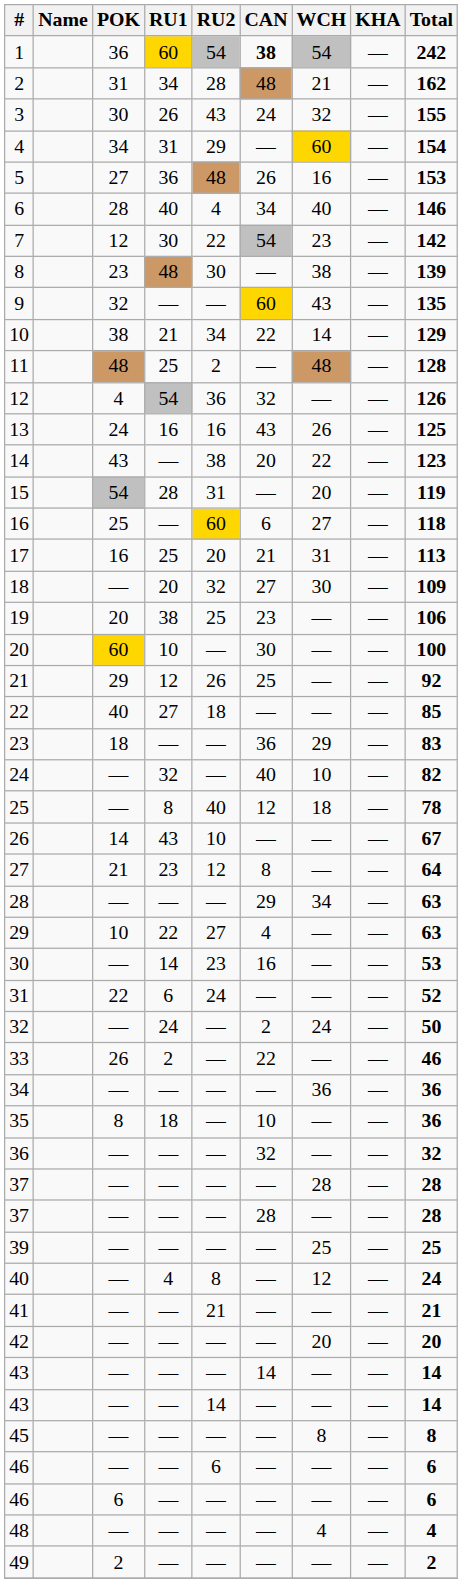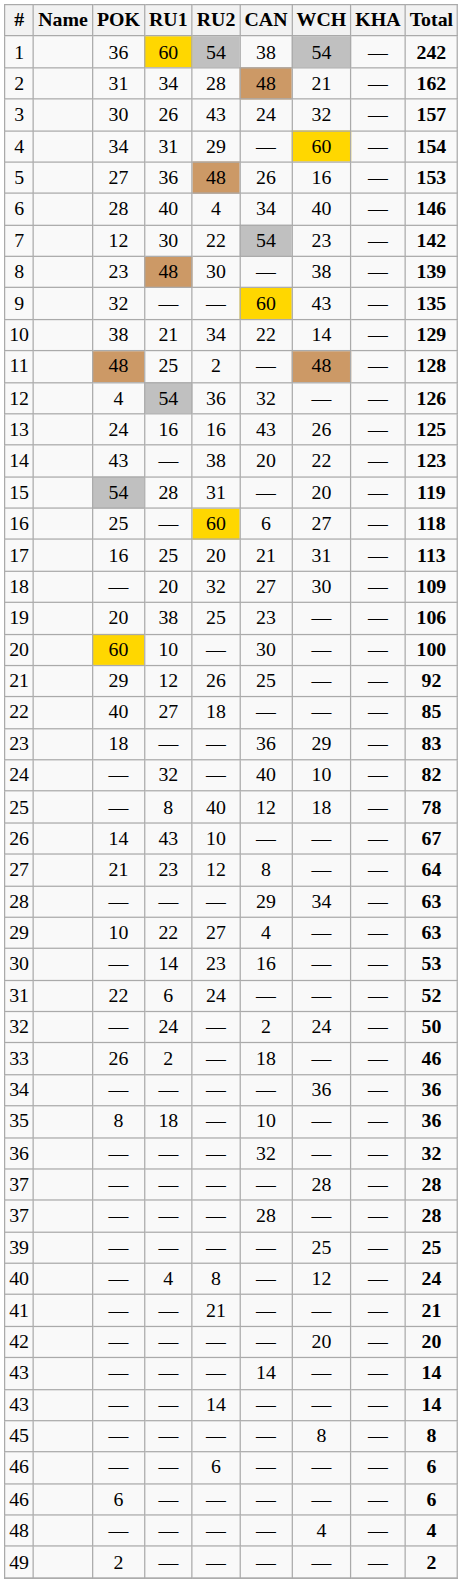(266, 51) bold -> (266, 51) normal
(431, 114) 155 -> (431, 114) 157
(266, 1058) 22 -> (266, 1058) 18
